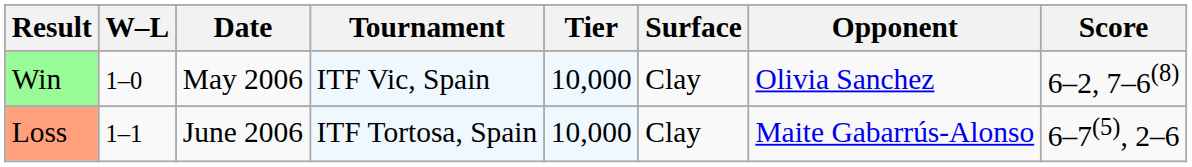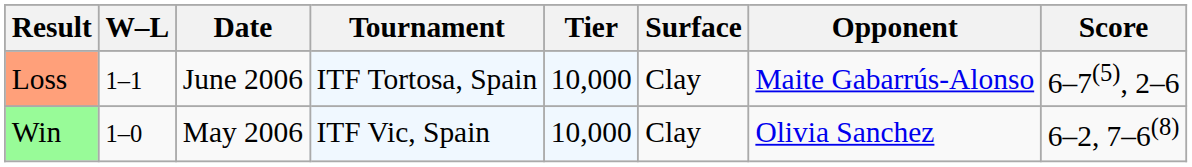rows swapped: (36, 78) <-> (40, 133)
